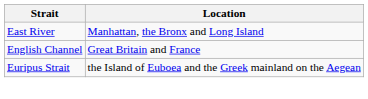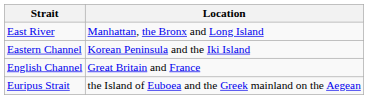+ row: (44, 49)
